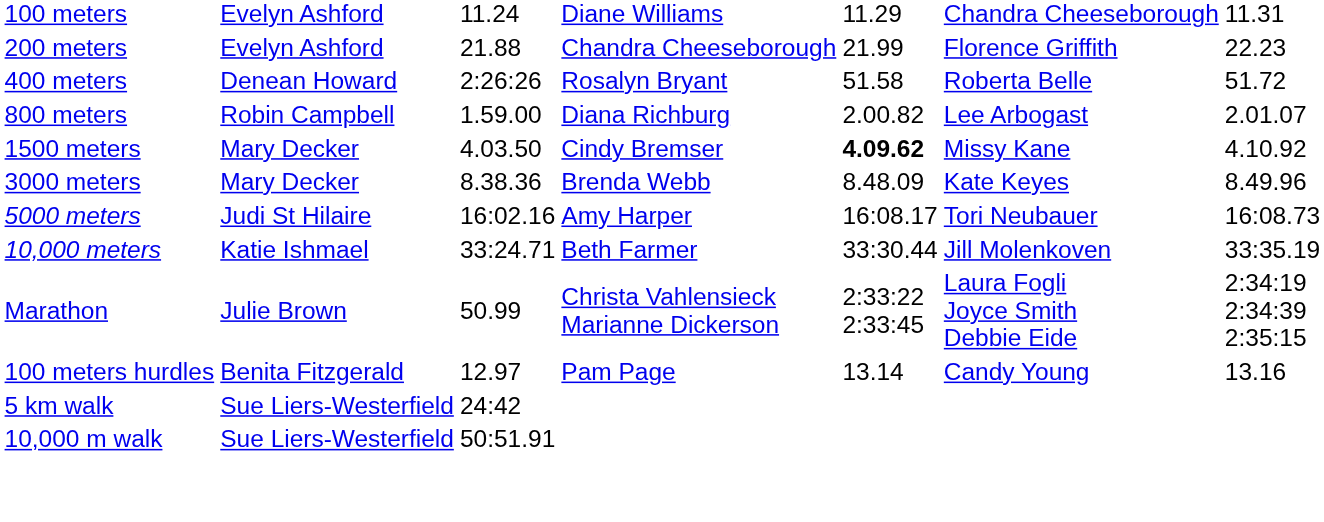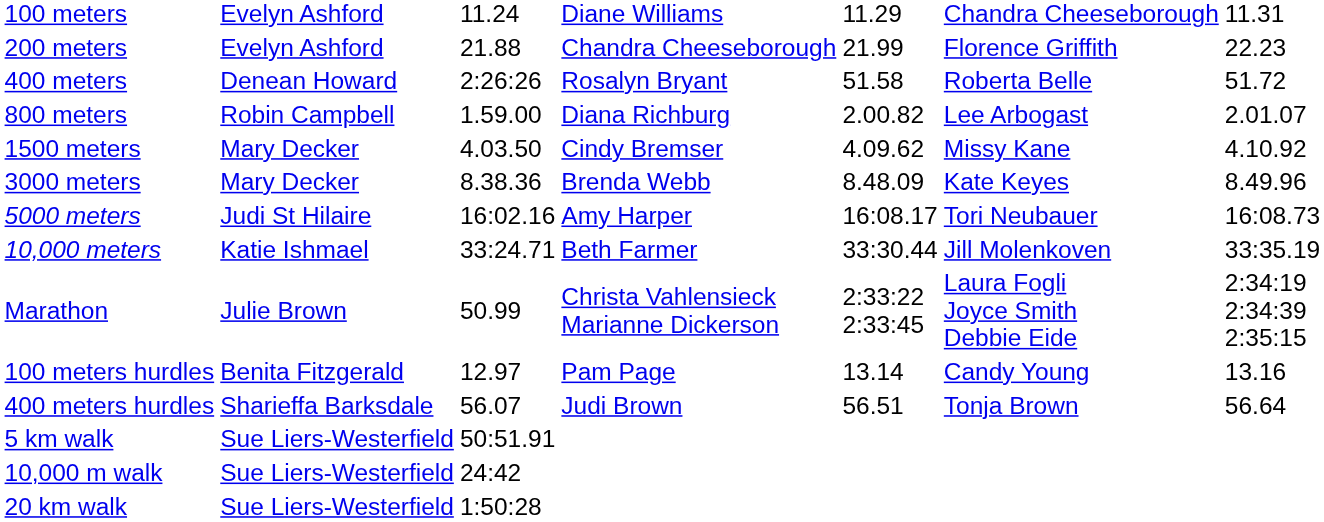(883, 148) bold -> (883, 148) normal
+ row: (109, 405)
(491, 405) 24:42 -> (508, 439) 50:51.91
(508, 439) 50:51.91 -> (491, 473) 24:42
+ row: (66, 506)
